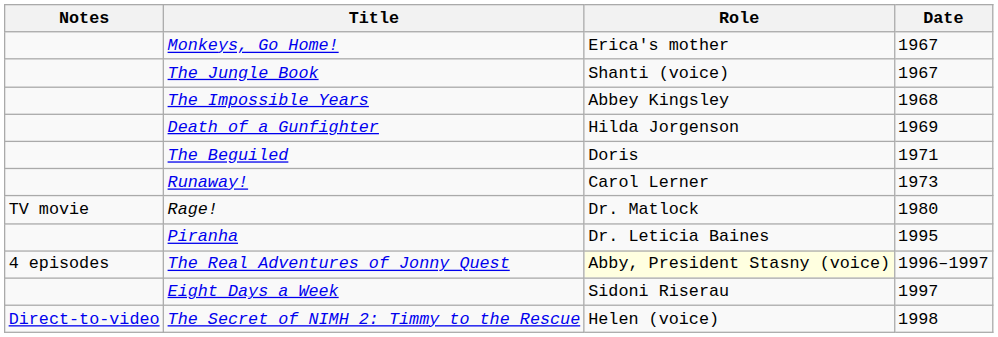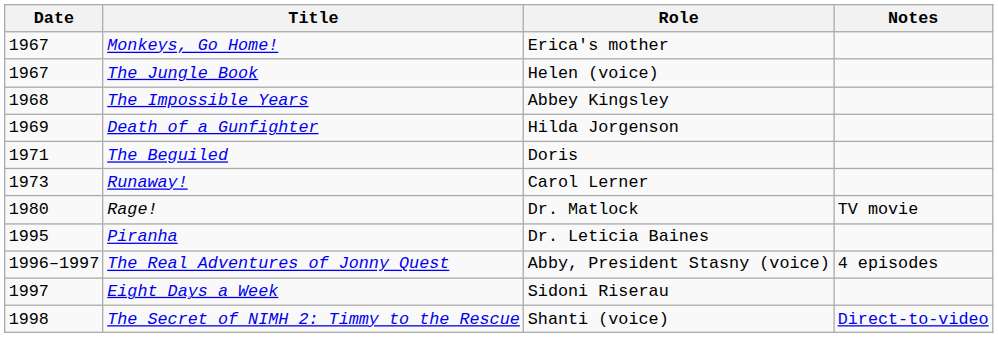columns swapped: (943, 18) <-> (84, 18)
(659, 73) Shanti (voice) -> (593, 73) Helen (voice)
(739, 264) lightyellow background -> (679, 264) no background
(654, 319) Helen (voice) -> (598, 319) Shanti (voice)
